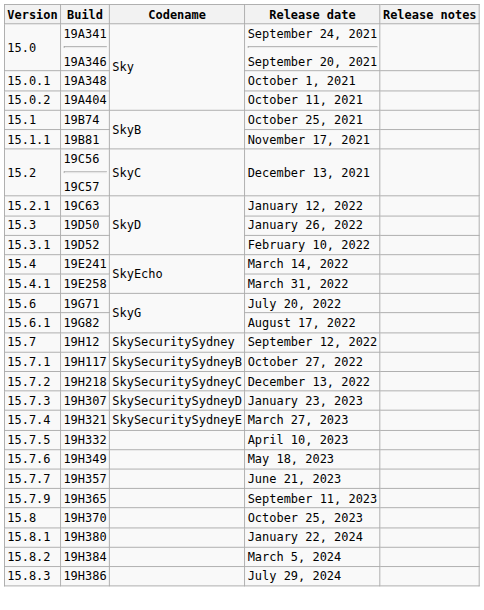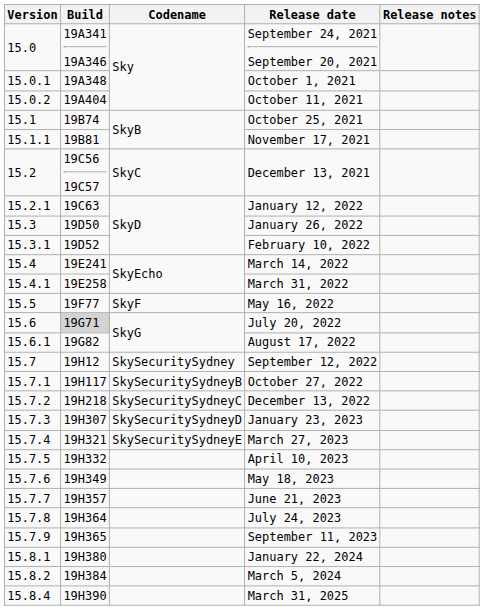+ row: (291, 303)
(81, 303) no background -> (81, 323) lightgrey background
+ row: (294, 518)
- row: (305, 518)
- row: (294, 576)
+ row: (298, 596)
